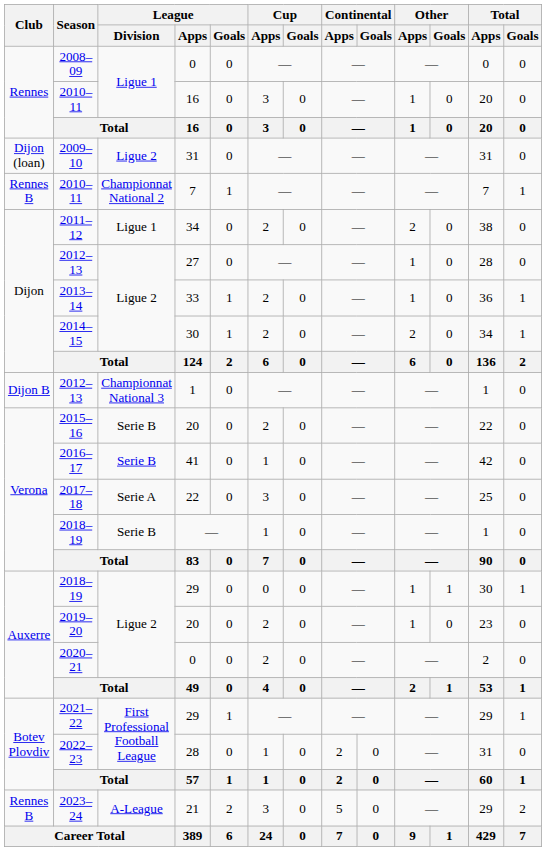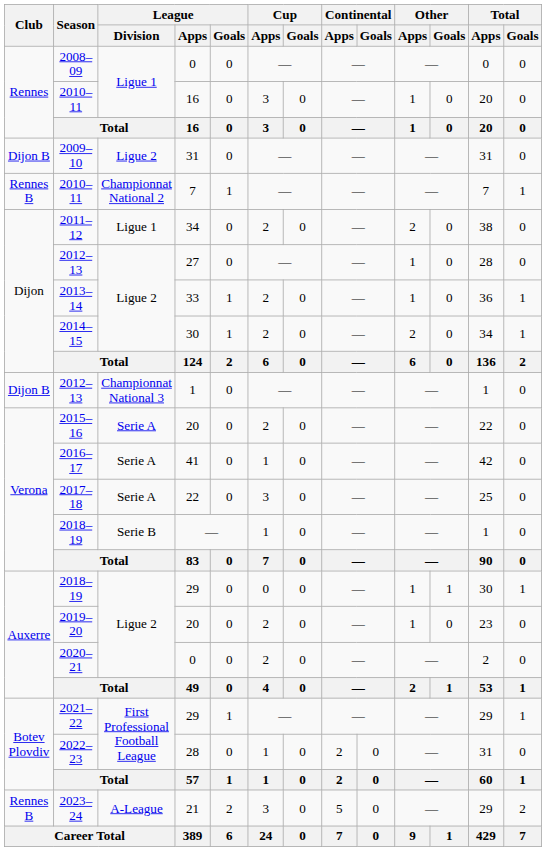(29, 155) Dijon (loan) -> (29, 155) Dijon B
(137, 425) Serie B -> (137, 425) Serie A
(137, 461) Serie B -> (137, 461) Serie A
